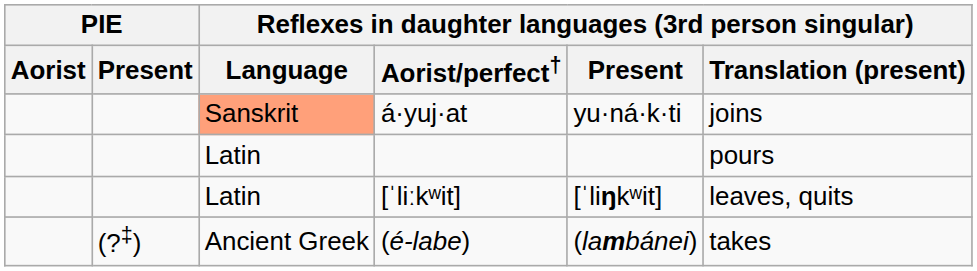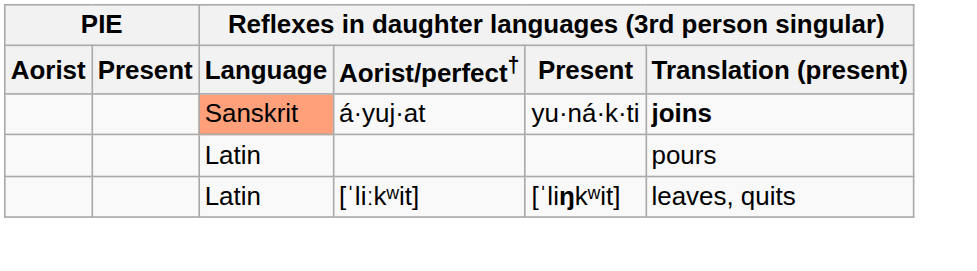(736, 114) normal -> (682, 114) bold
- row: (426, 241)
